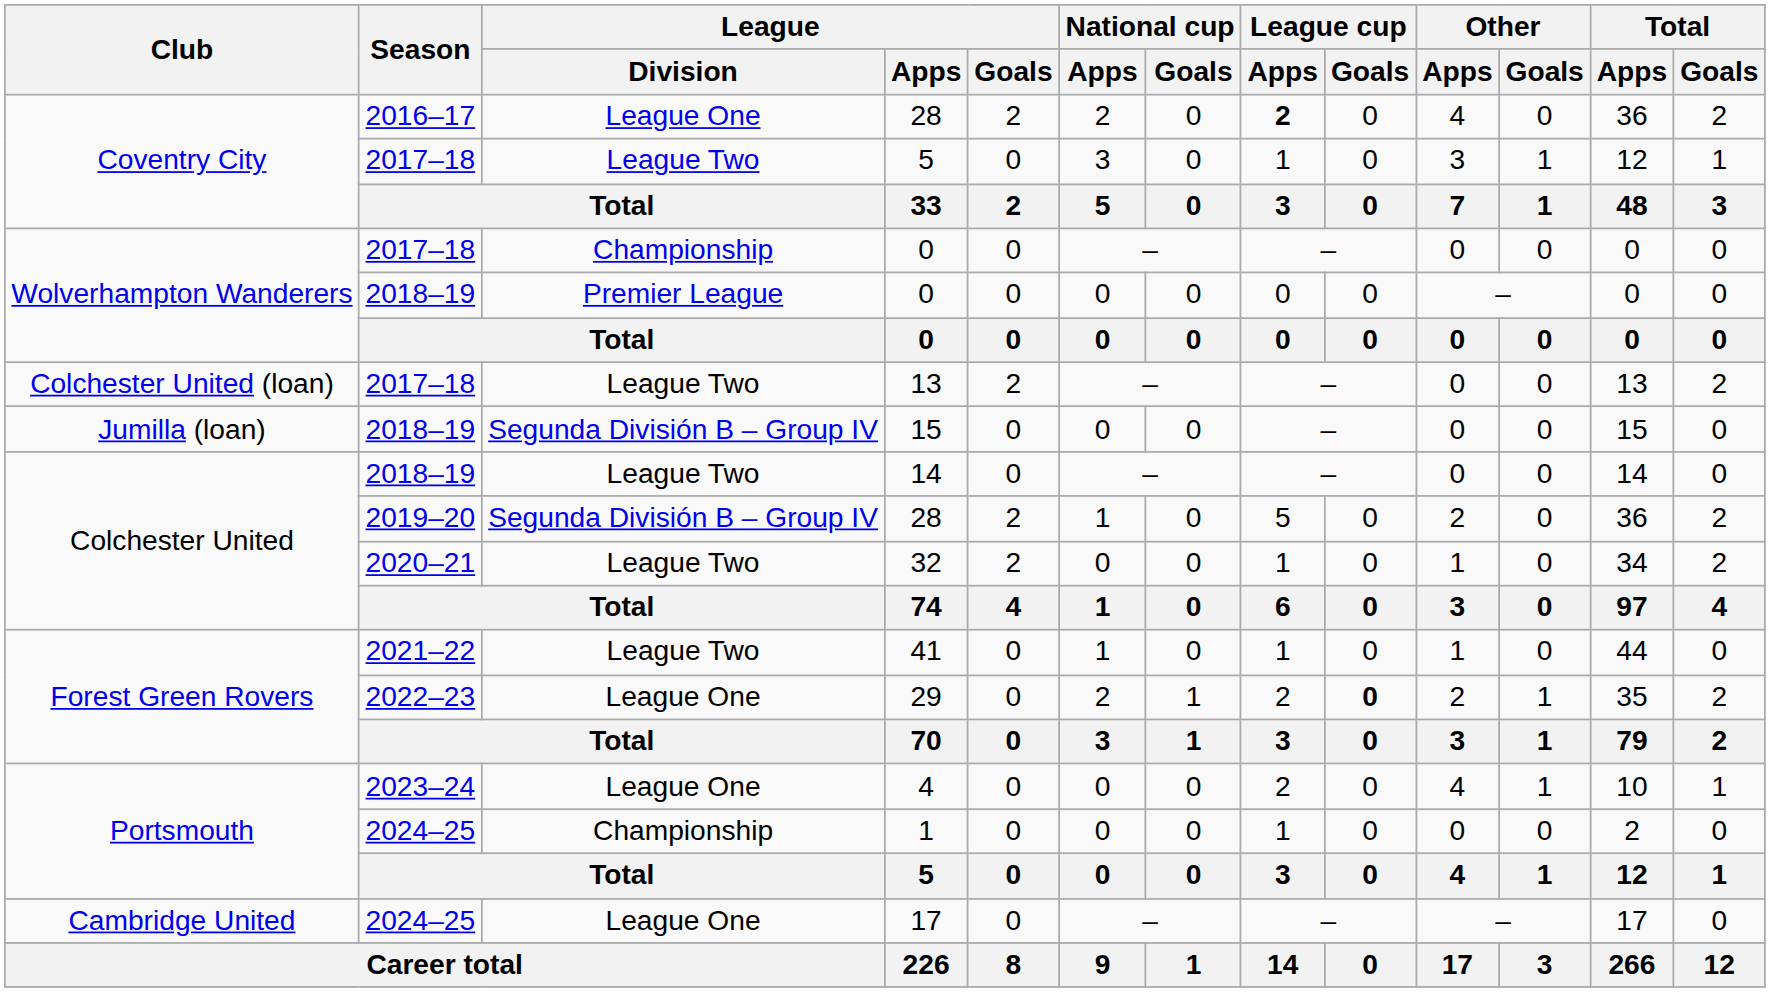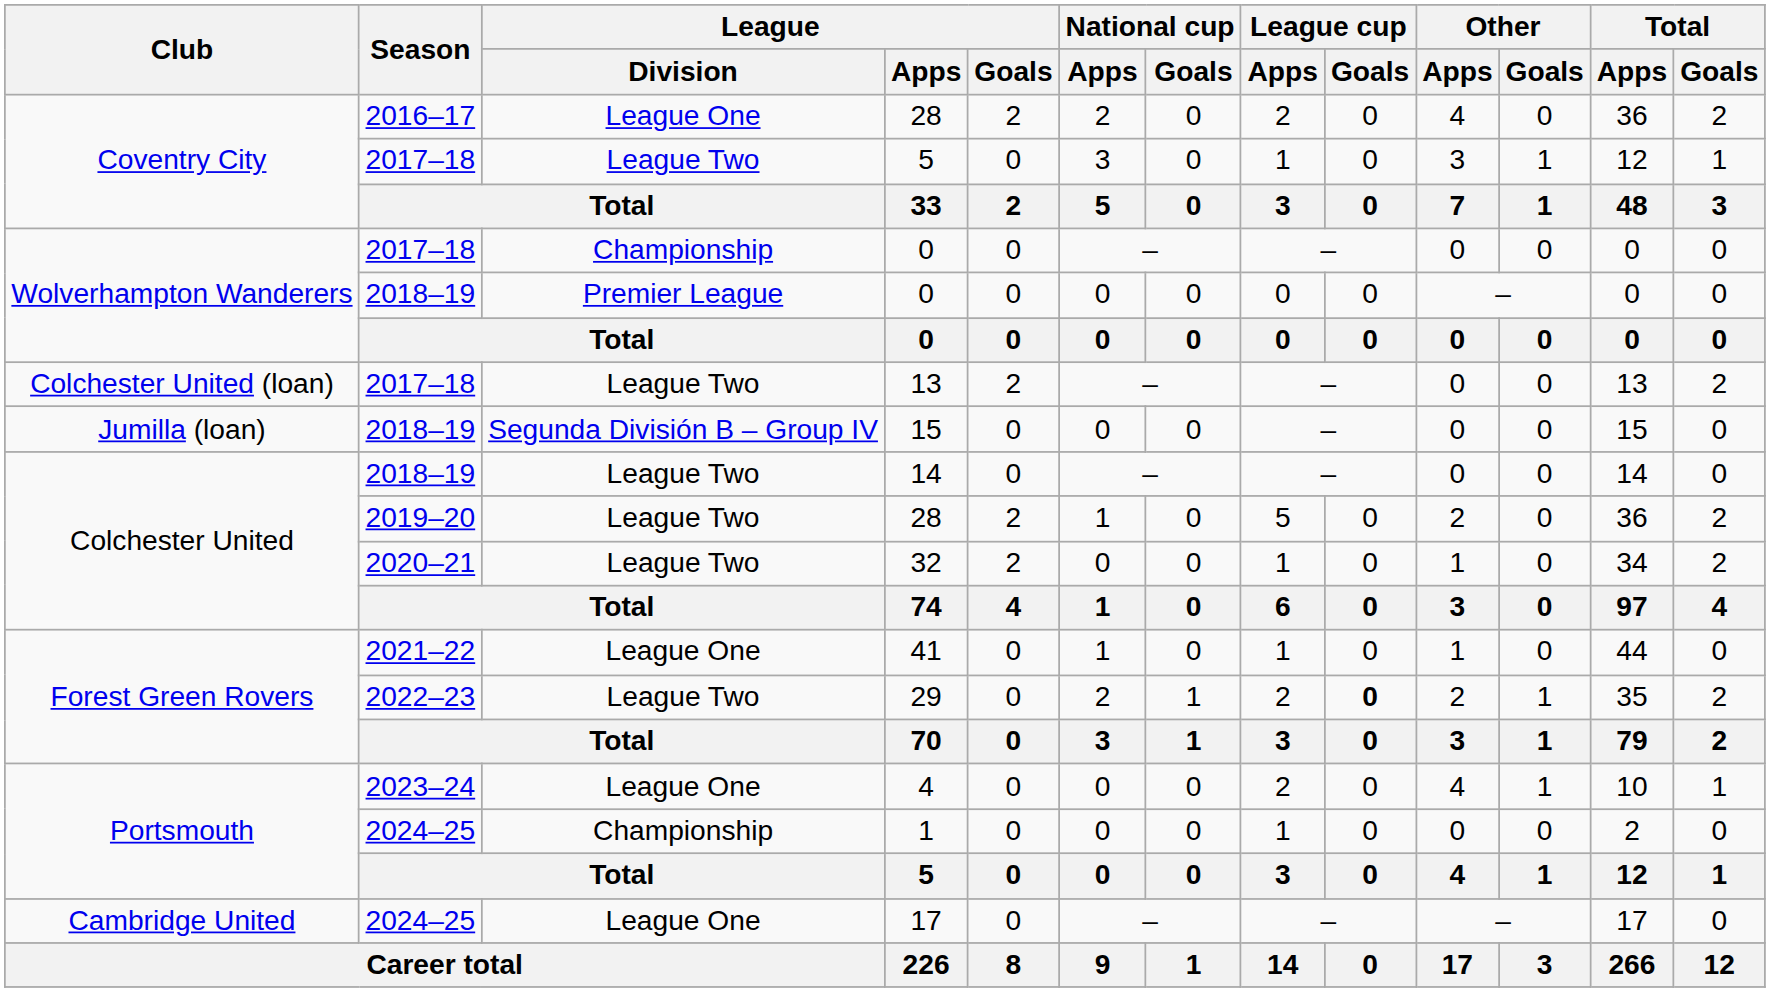(1283, 116) bold -> (1283, 116) normal
(683, 518) Segunda División B – Group IV -> (683, 518) League Two
(683, 652) League Two -> (683, 652) League One
(683, 696) League One -> (683, 696) League Two
